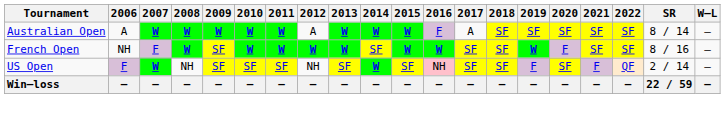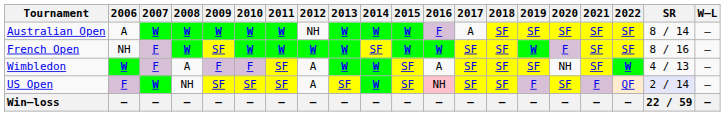(313, 31) A -> (313, 31) NH
+ row: (37, 67)
(313, 67) NH -> (313, 85) A
(669, 67) no background -> (669, 85) lavender background
